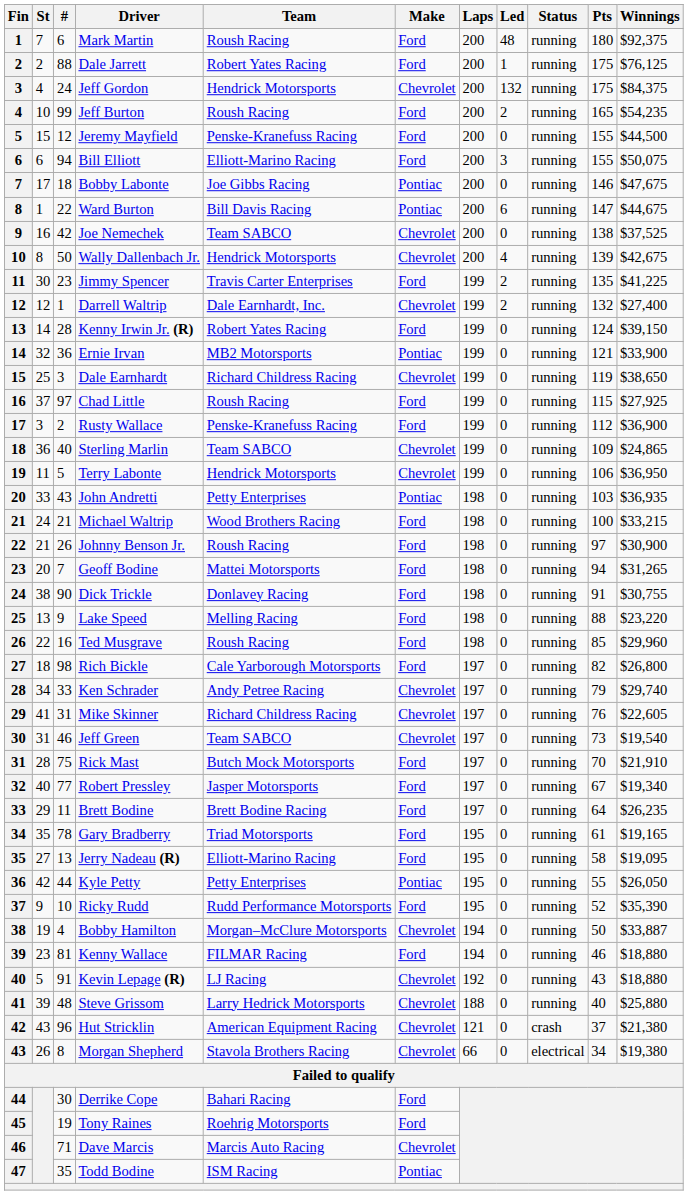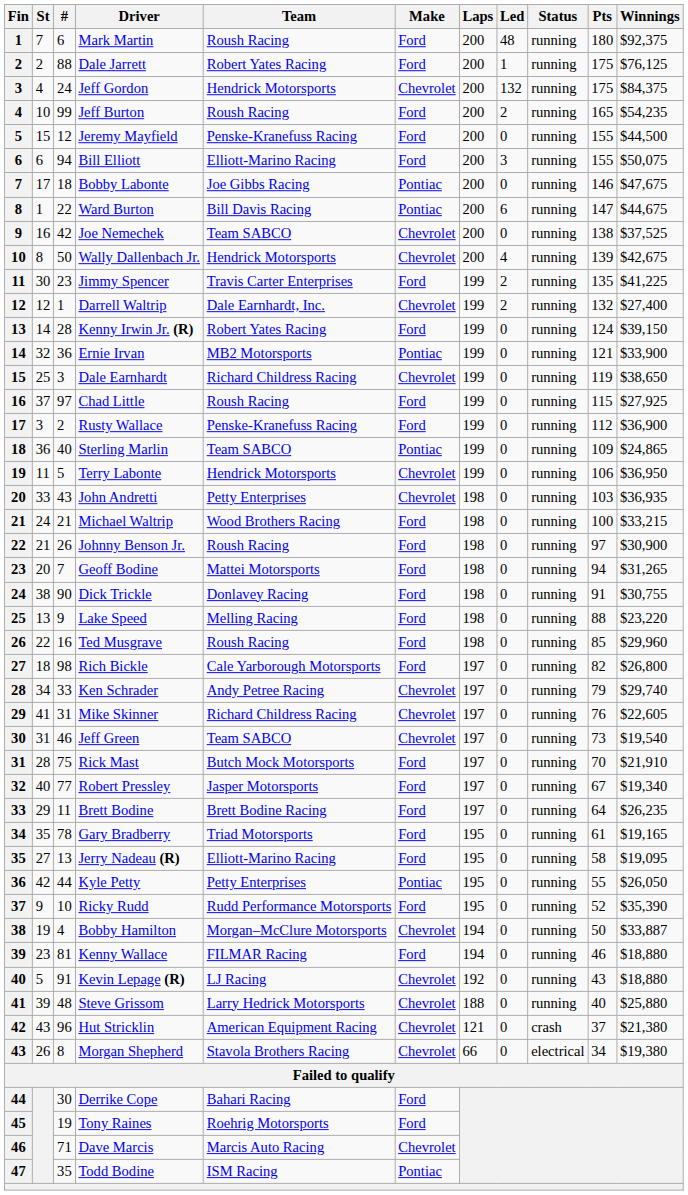(427, 449) Chevrolet -> (420, 449) Pontiac
(420, 497) Pontiac -> (427, 497) Chevrolet
